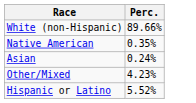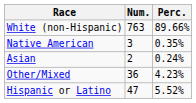+ column: (139, 12)
